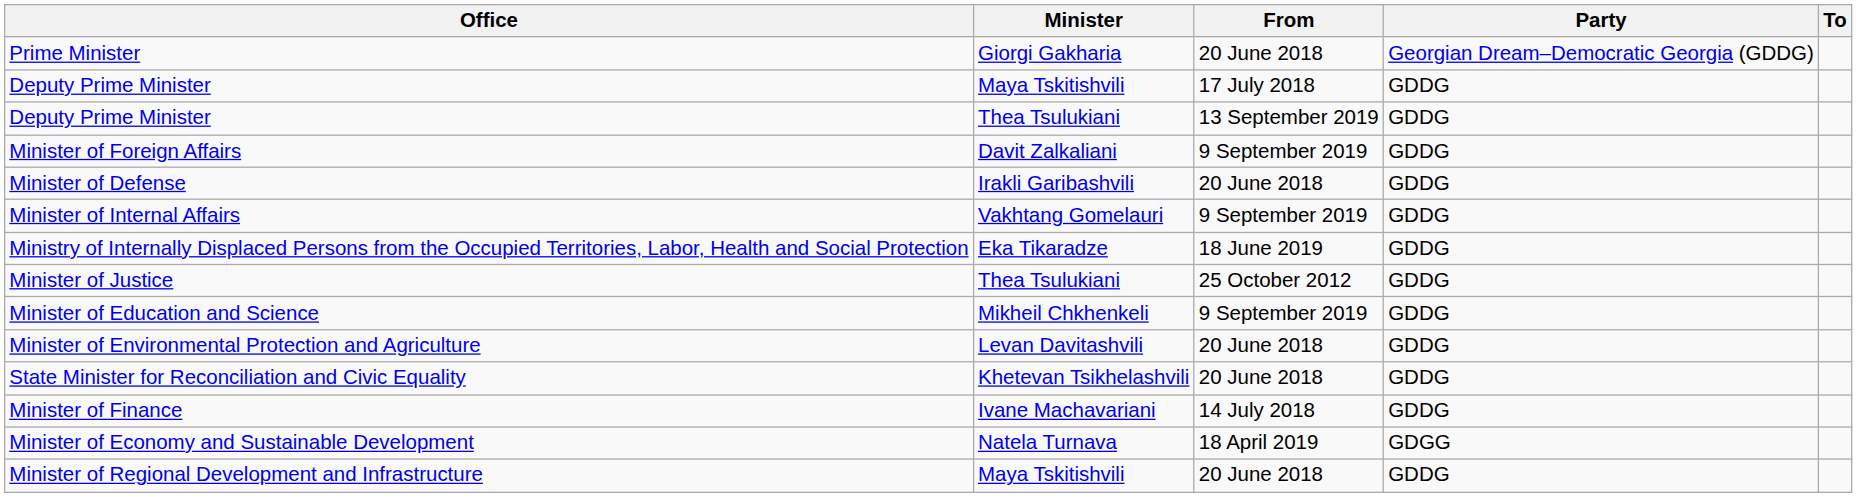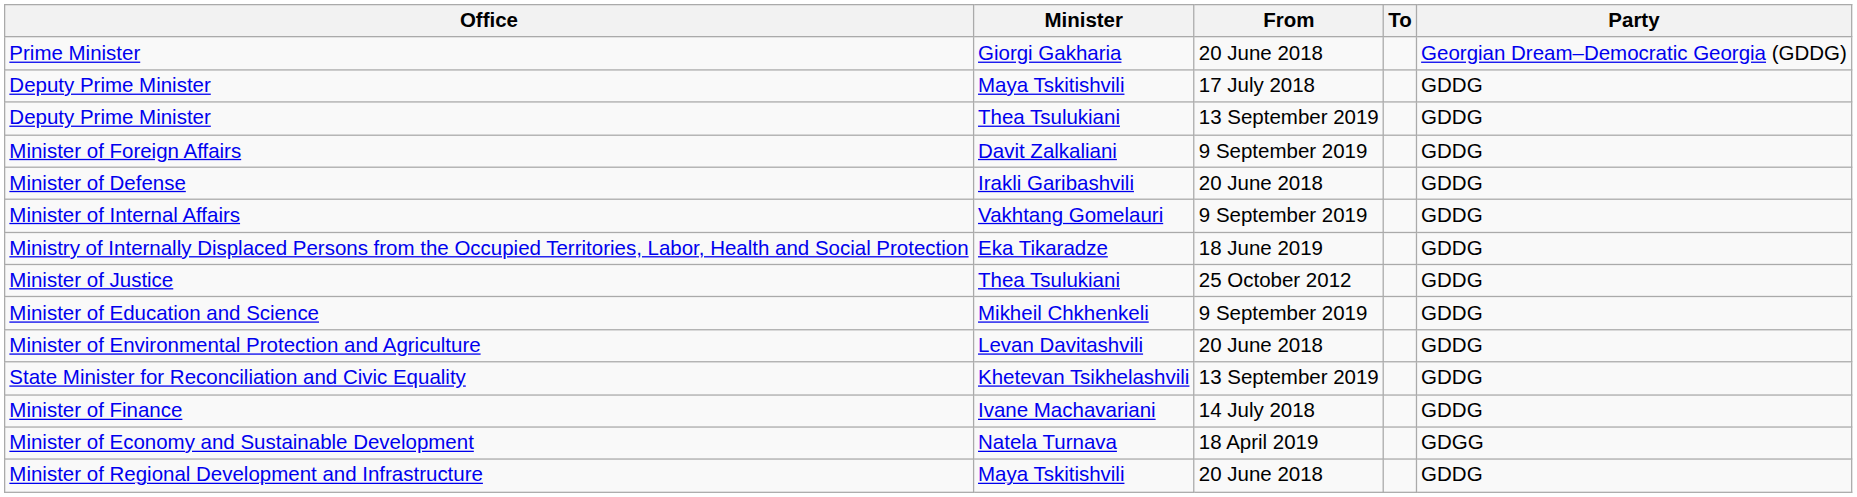columns swapped: (1835, 20) <-> (1601, 20)
(1261, 378) 20 June 2018 -> (1289, 378) 13 September 2019
